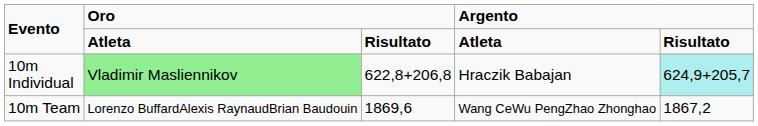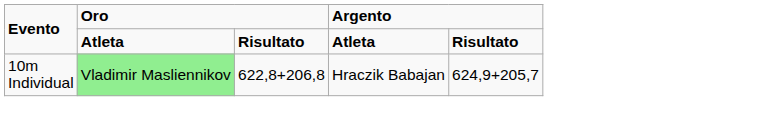(707, 74) paleturquoise background -> (495, 74) no background
- row: (44, 108)
